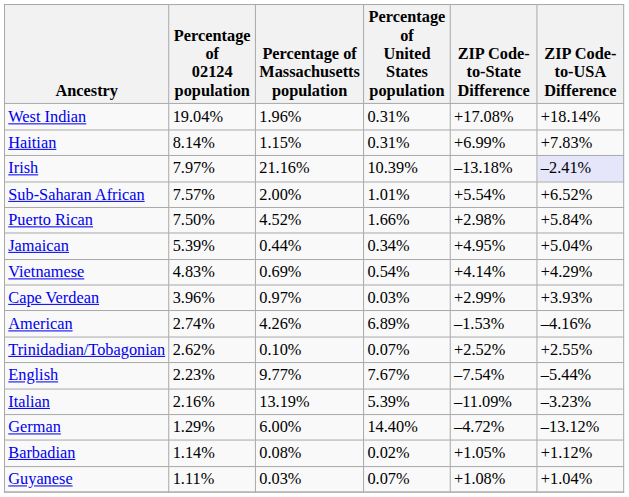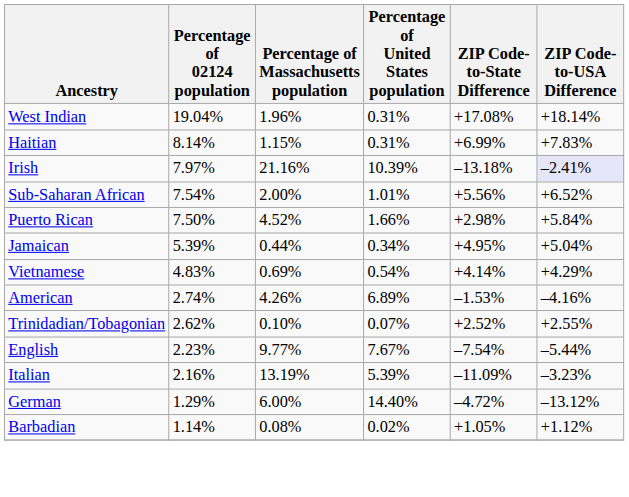(194, 194) 7.57% -> (194, 194) 7.54%
(480, 194) +5.54% -> (480, 194) +5.56%
- row: (54, 297)
- row: (40, 479)
